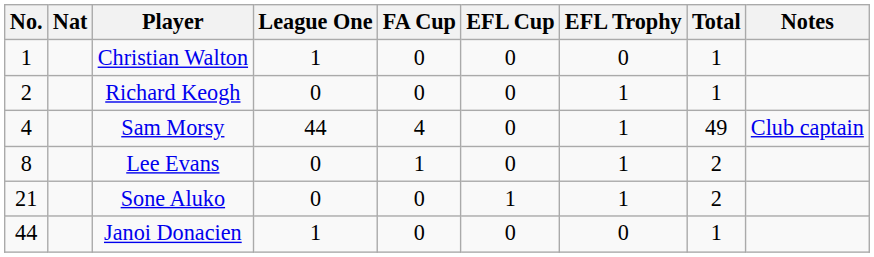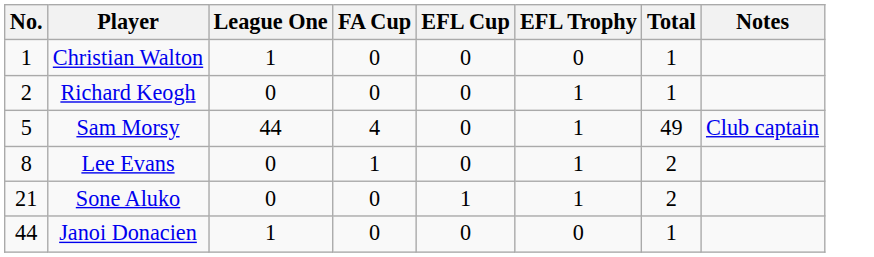- column: (70, 22)
(26, 127) 4 -> (26, 127) 5
